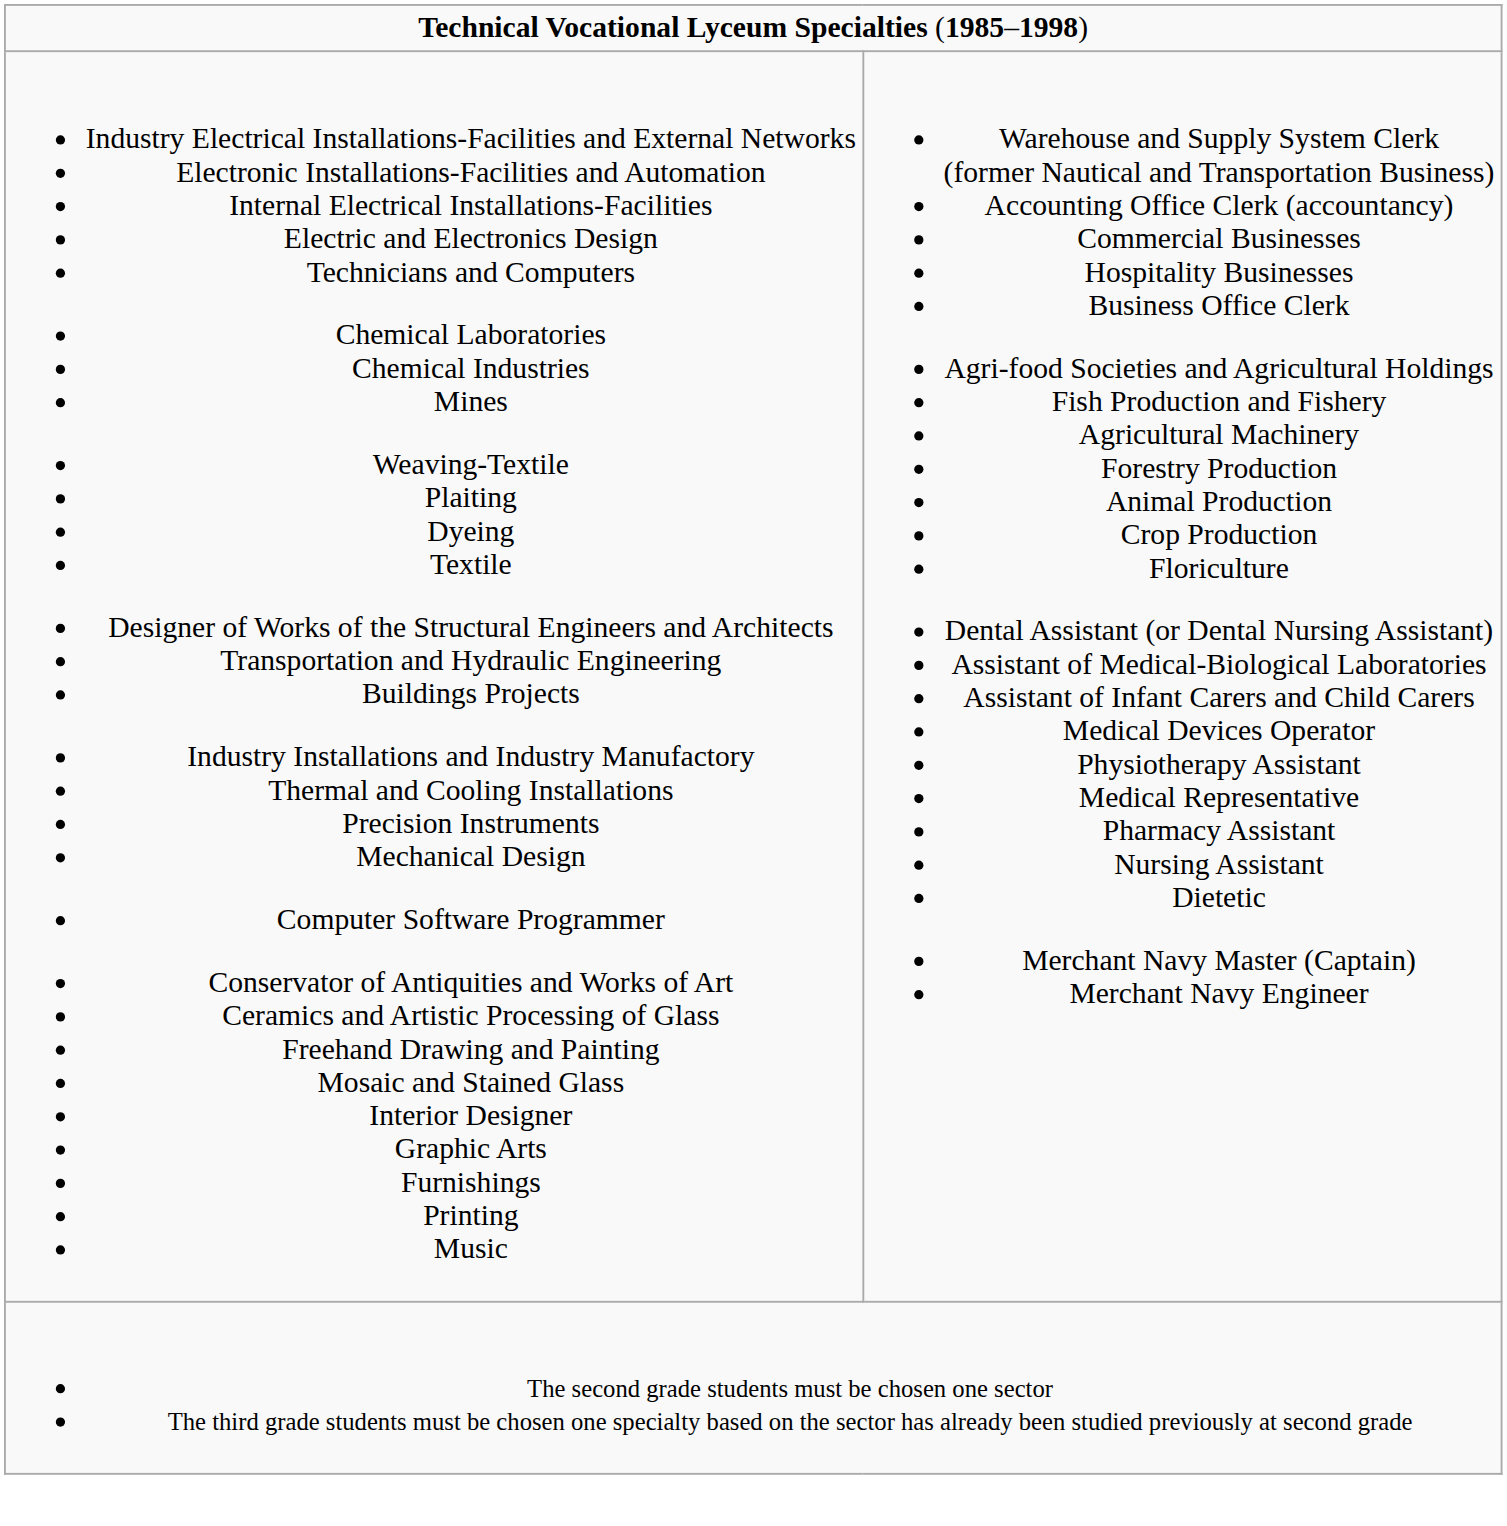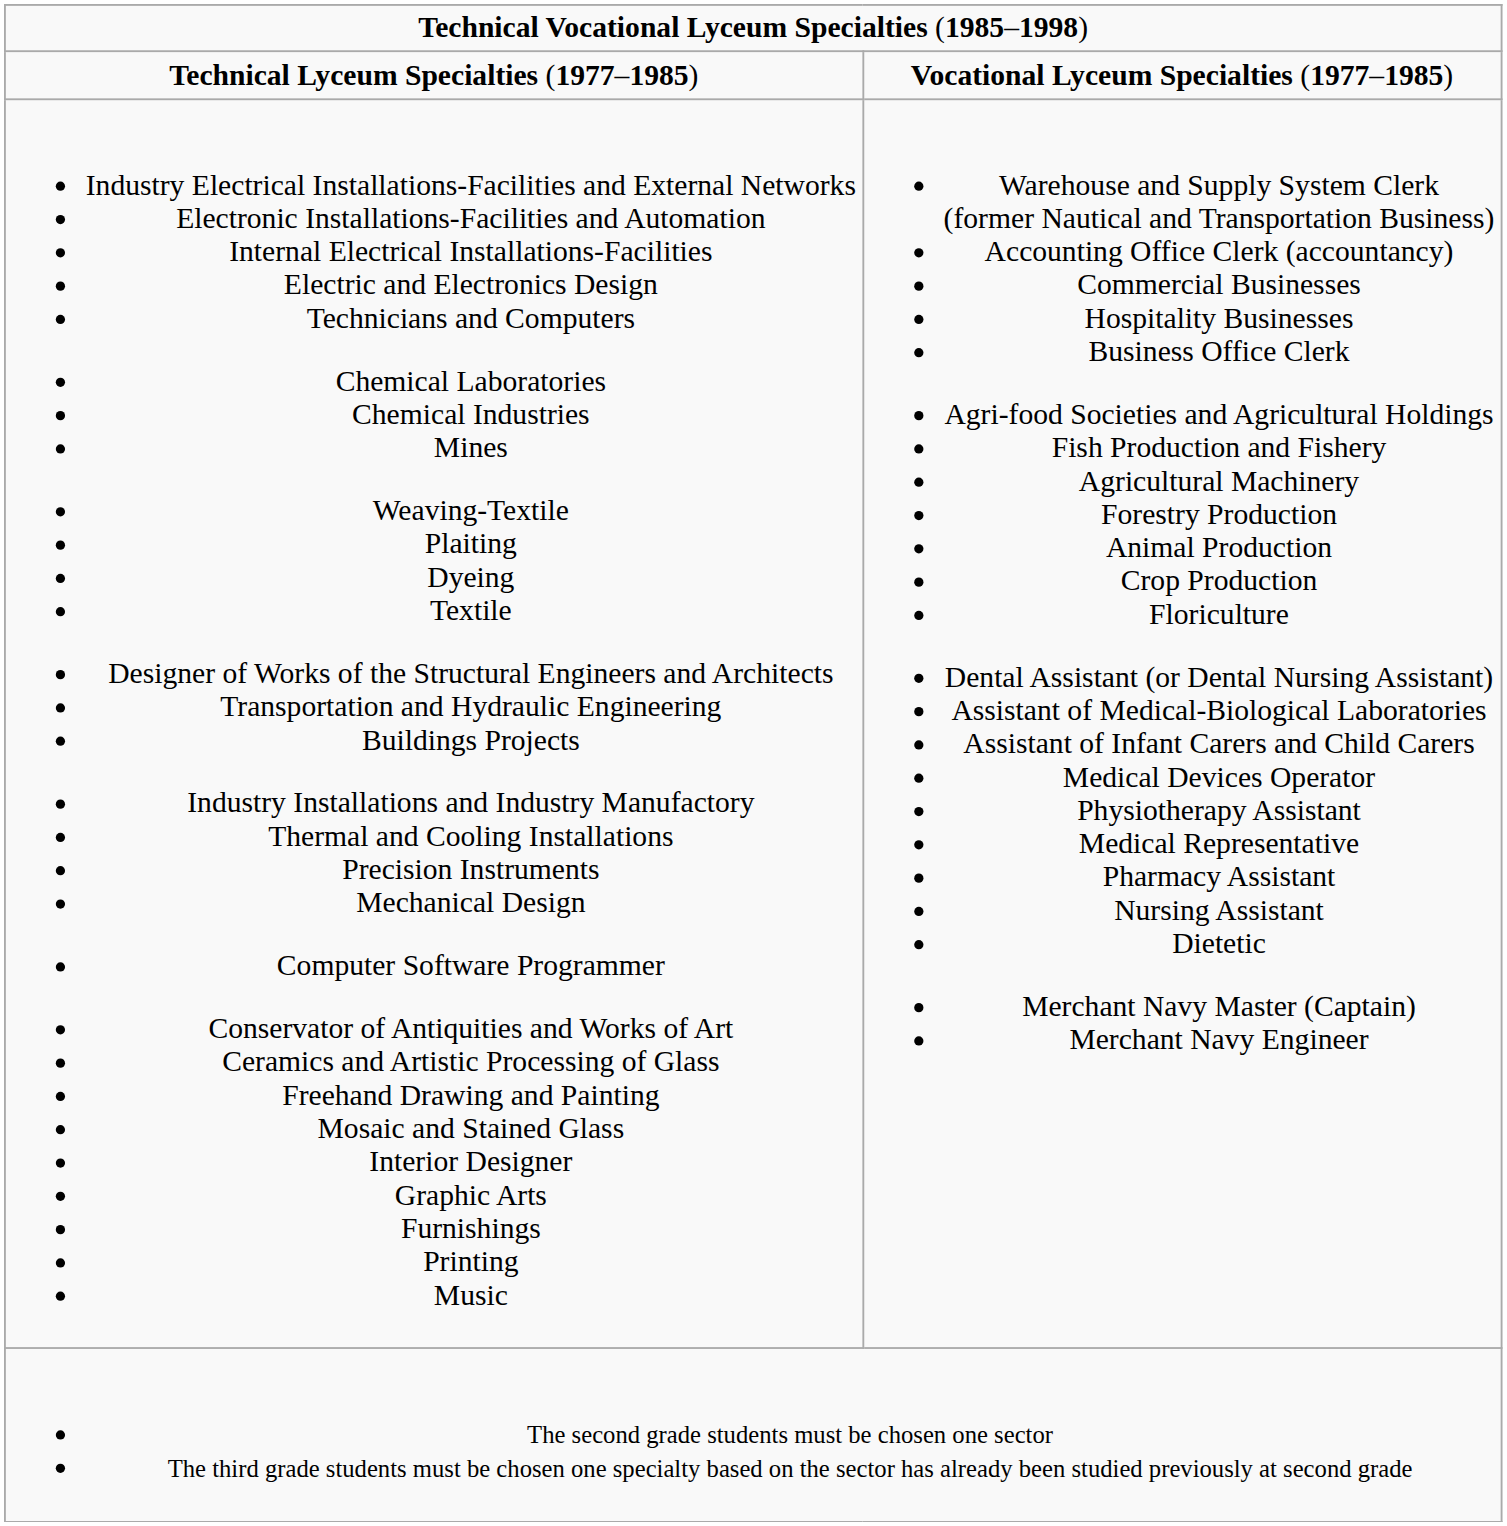+ row: (434, 74)
